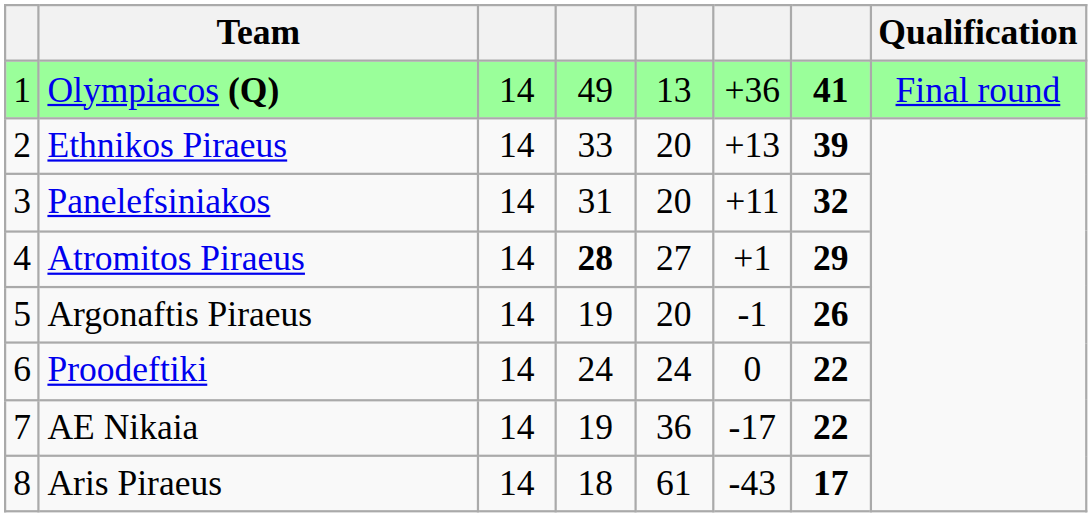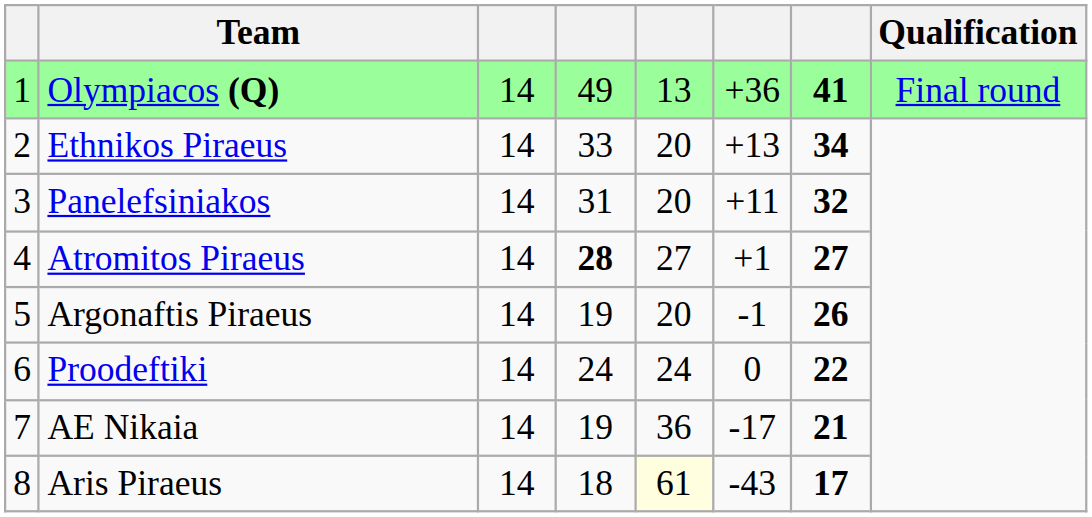(831, 145) 39 -> (831, 145) 34
(831, 257) 29 -> (831, 257) 27
(831, 426) 22 -> (831, 426) 21
(674, 483) no background -> (674, 483) lightyellow background
